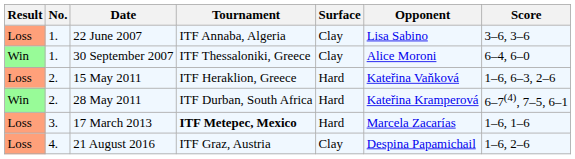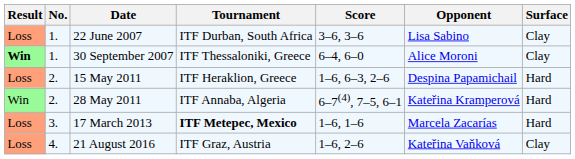columns swapped: (340, 14) <-> (526, 14)
(233, 35) ITF Annaba, Algeria -> (246, 35) ITF Durban, South Africa
(18, 56) normal -> (19, 56) bold
(413, 77) Kateřina Vaňková -> (462, 77) Despina Papamichail
(246, 99) ITF Durban, South Africa -> (233, 99) ITF Annaba, Algeria
(421, 143) Despina Papamichail -> (454, 143) Kateřina Vaňková
